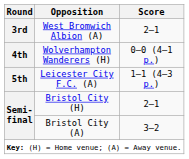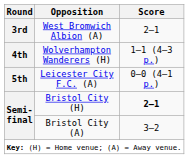(151, 55) 0–0 (4–1 p.) -> (151, 55) 1–1 (4–3 p.)
(151, 79) 1–1 (4–3 p.) -> (151, 79) 0–0 (4–1 p.)
(151, 103) normal -> (151, 103) bold
